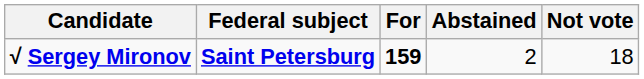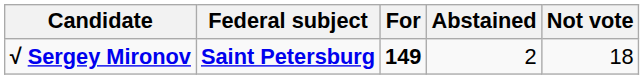(403, 56) 159 -> (403, 56) 149
